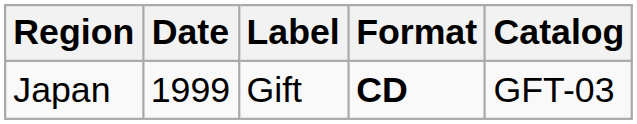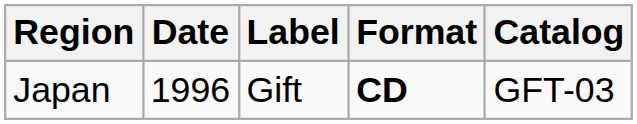(190, 89) 1999 -> (190, 89) 1996
